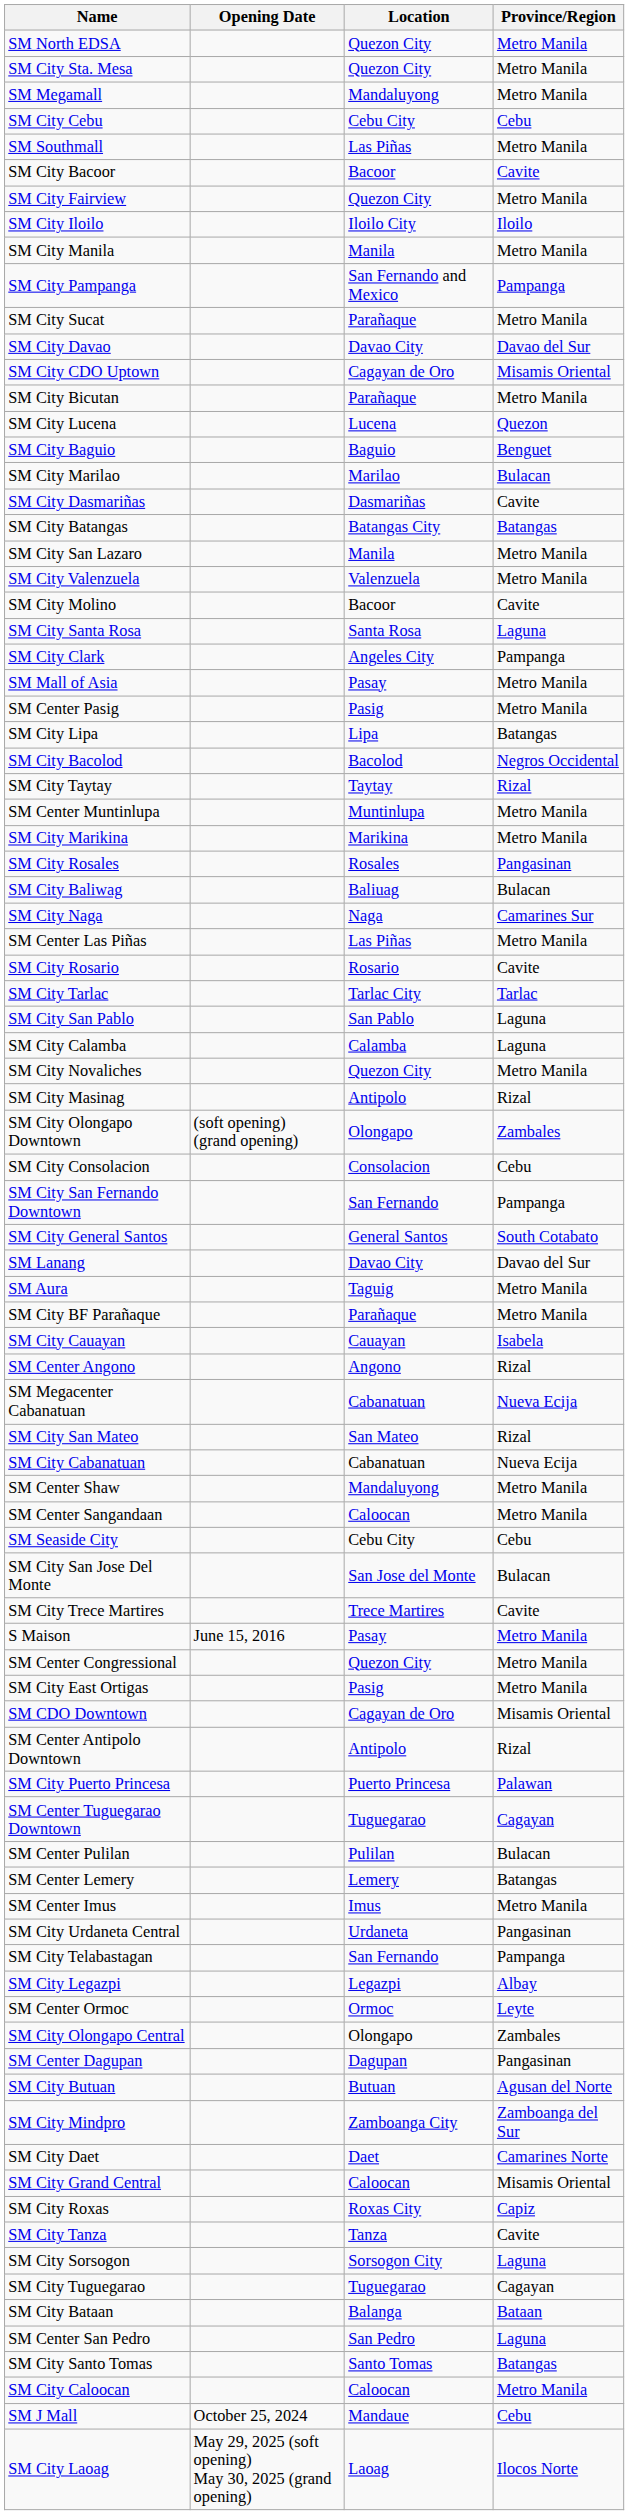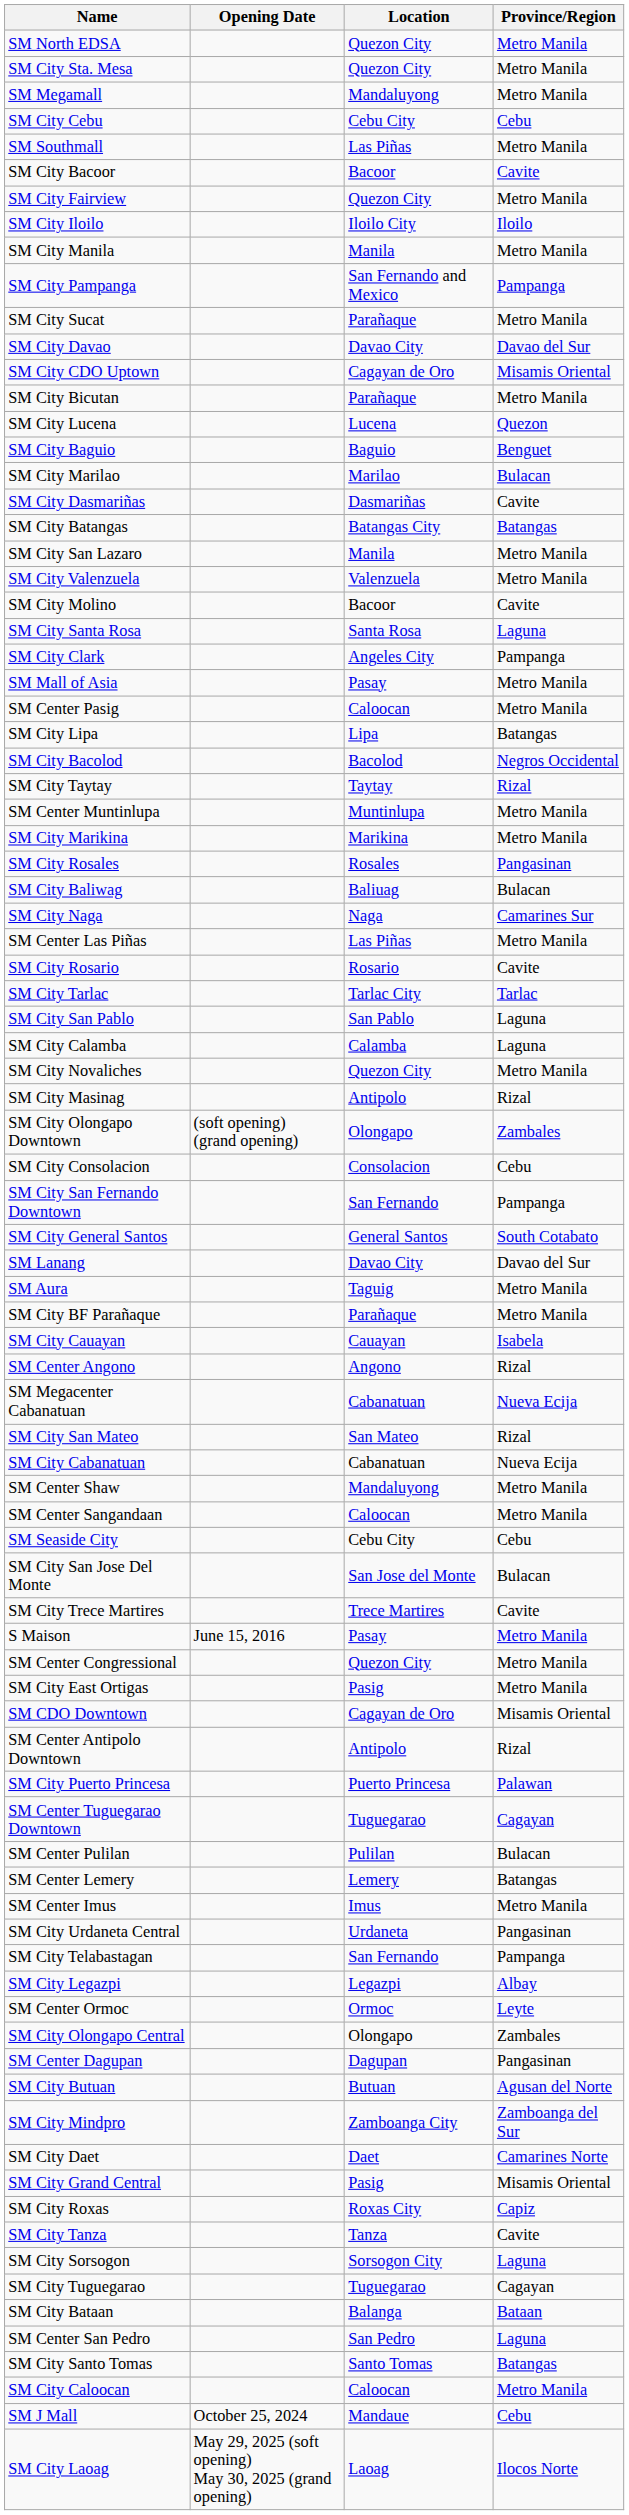(366, 708) Pasig -> (379, 708) Caloocan
(379, 2183) Caloocan -> (366, 2183) Pasig
